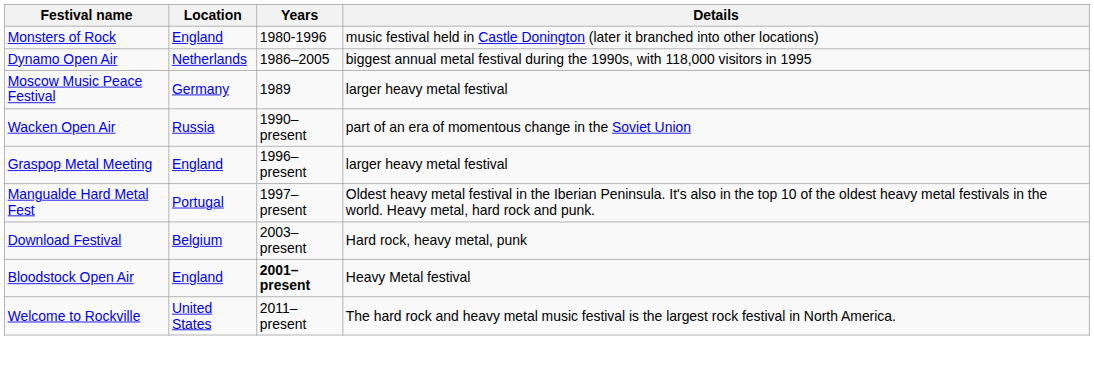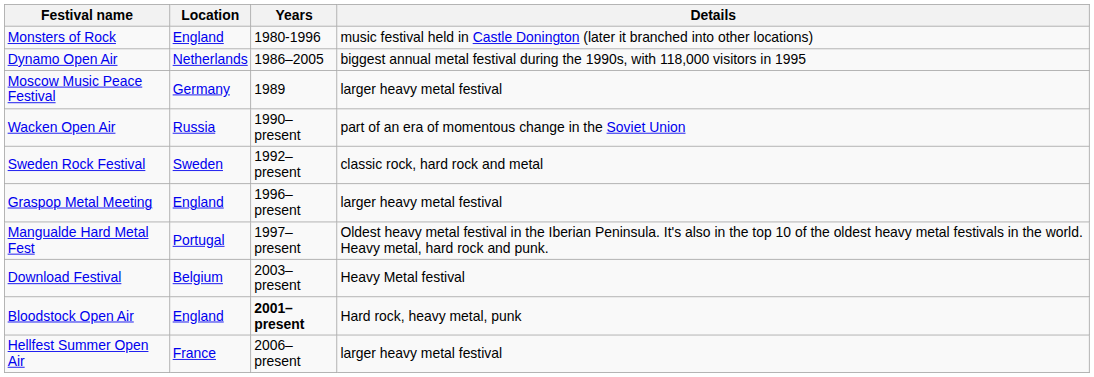+ row: (77, 165)
(436, 240) Hard rock, heavy metal, punk -> (403, 278) Heavy Metal festival
(408, 278) Heavy Metal festival -> (431, 316) Hard rock, heavy metal, punk
+ row: (78, 353)
- row: (74, 316)
